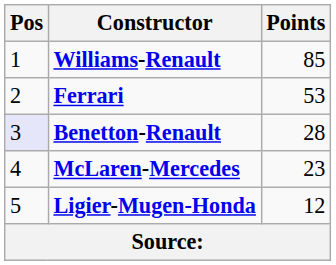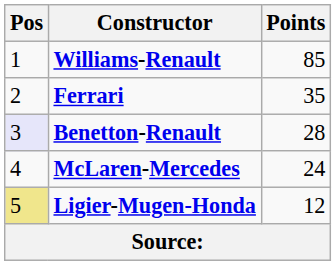(314, 96) 53 -> (314, 96) 35
(314, 169) 23 -> (314, 169) 24
(15, 205) no background -> (15, 205) khaki background
